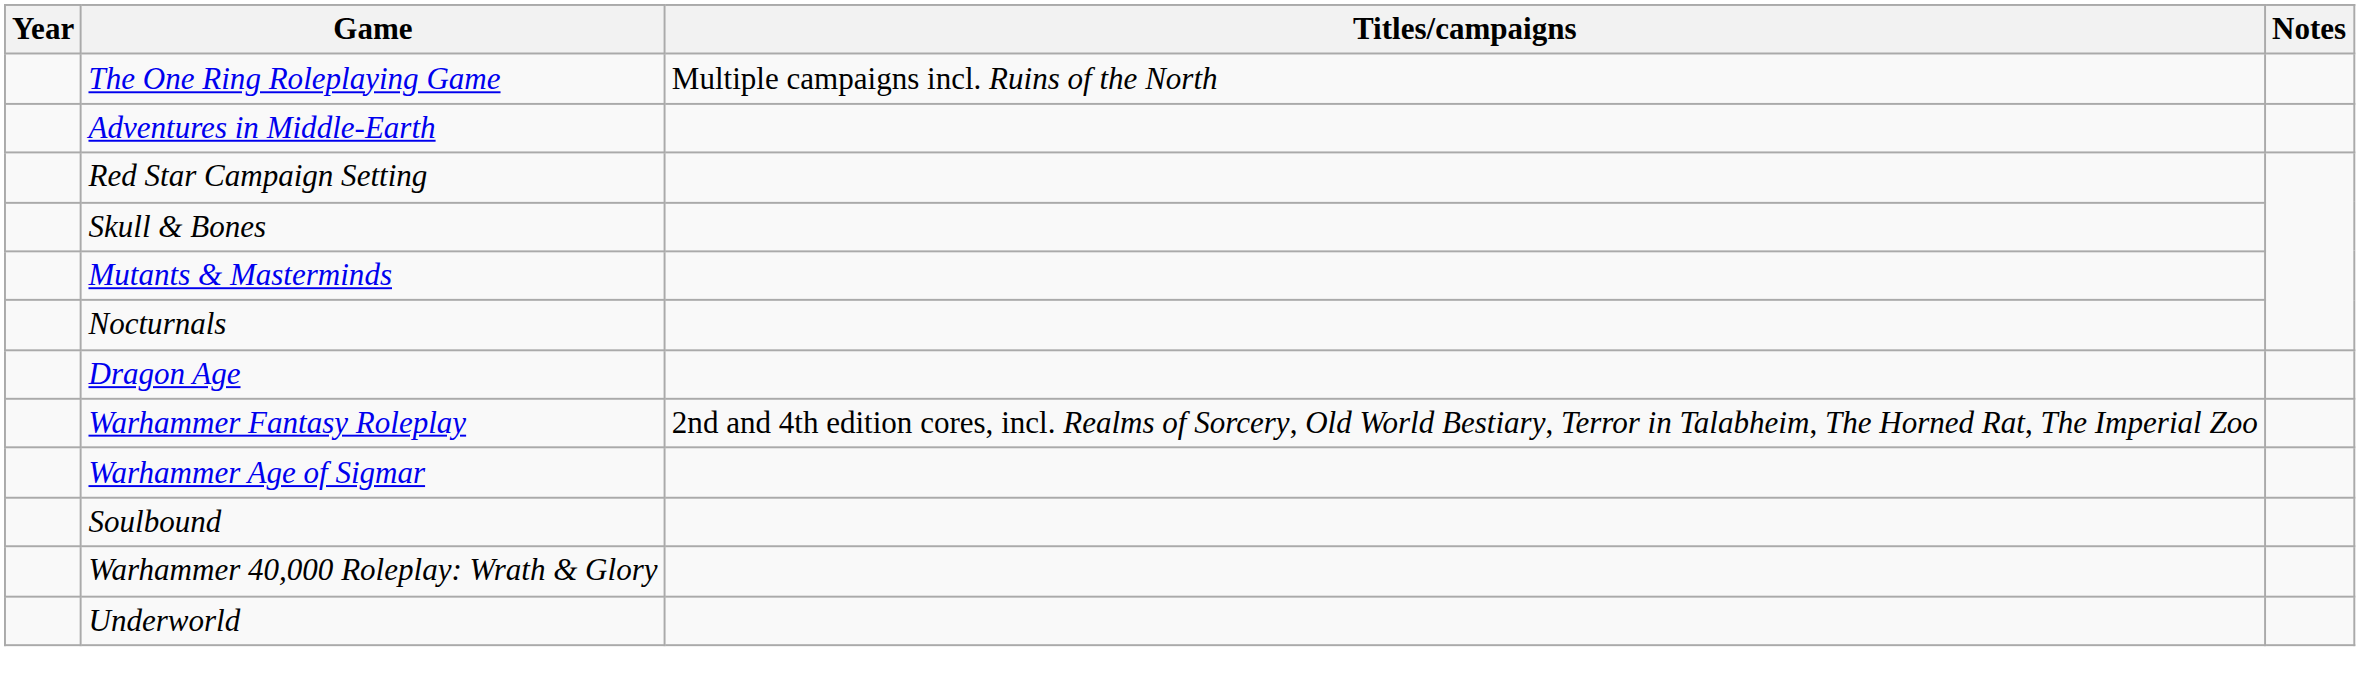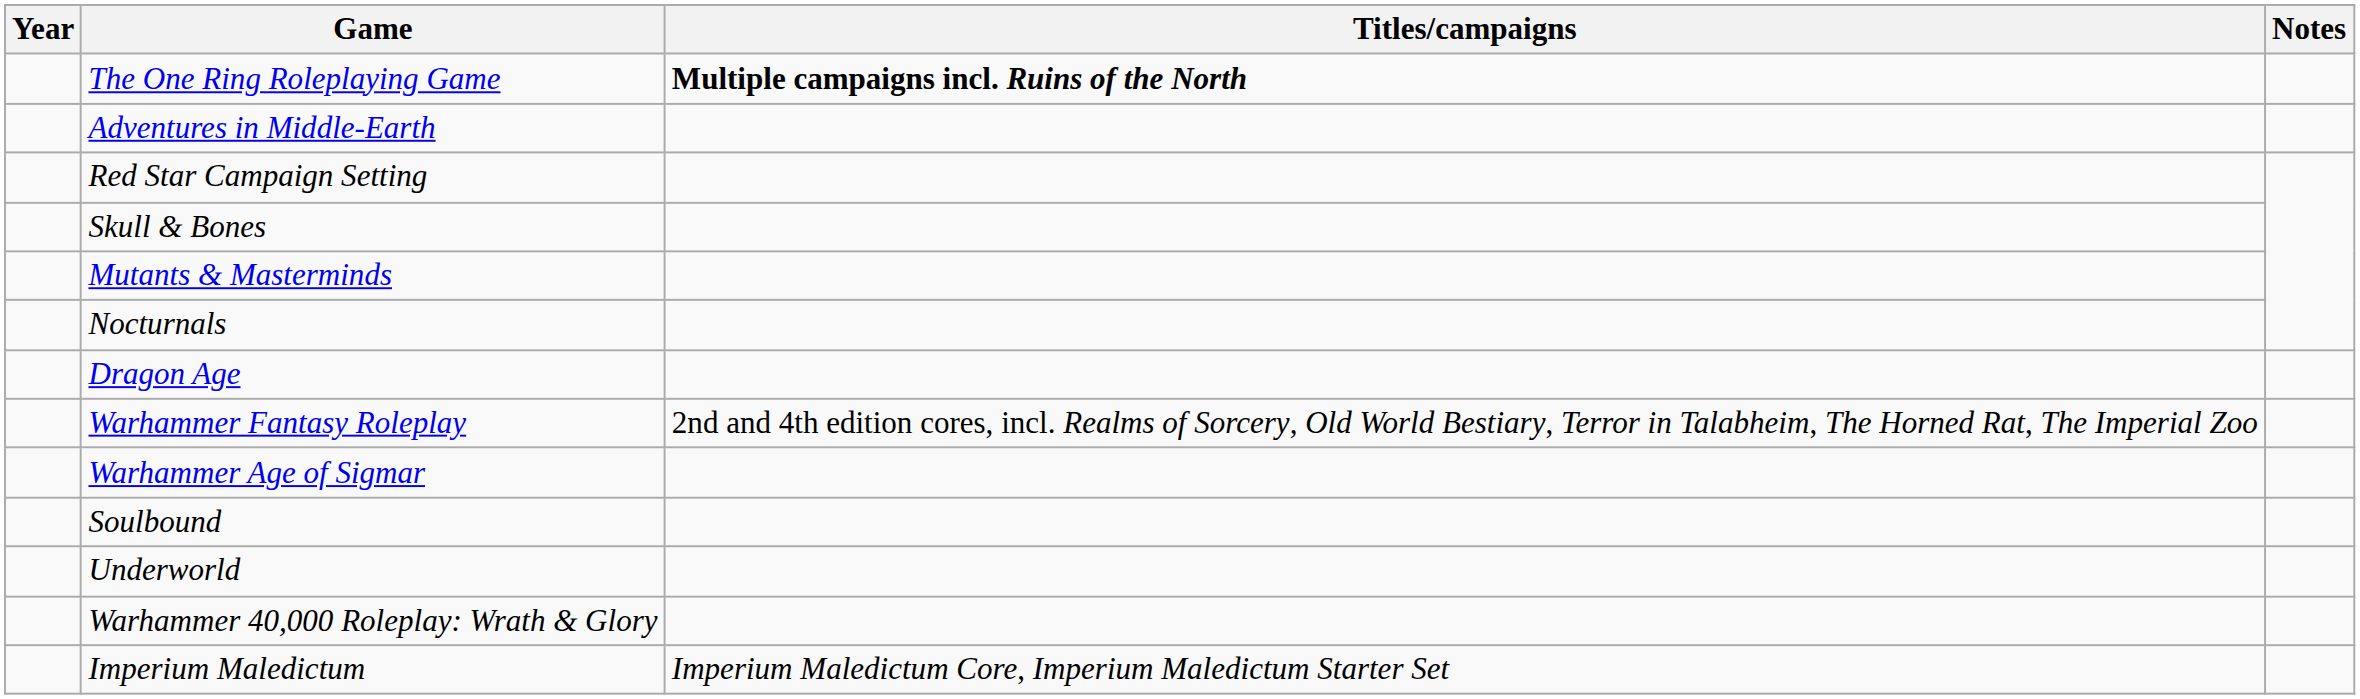(945, 78) normal -> (959, 78) bold
rows swapped: (373, 570) <-> (164, 619)
+ row: (227, 669)
